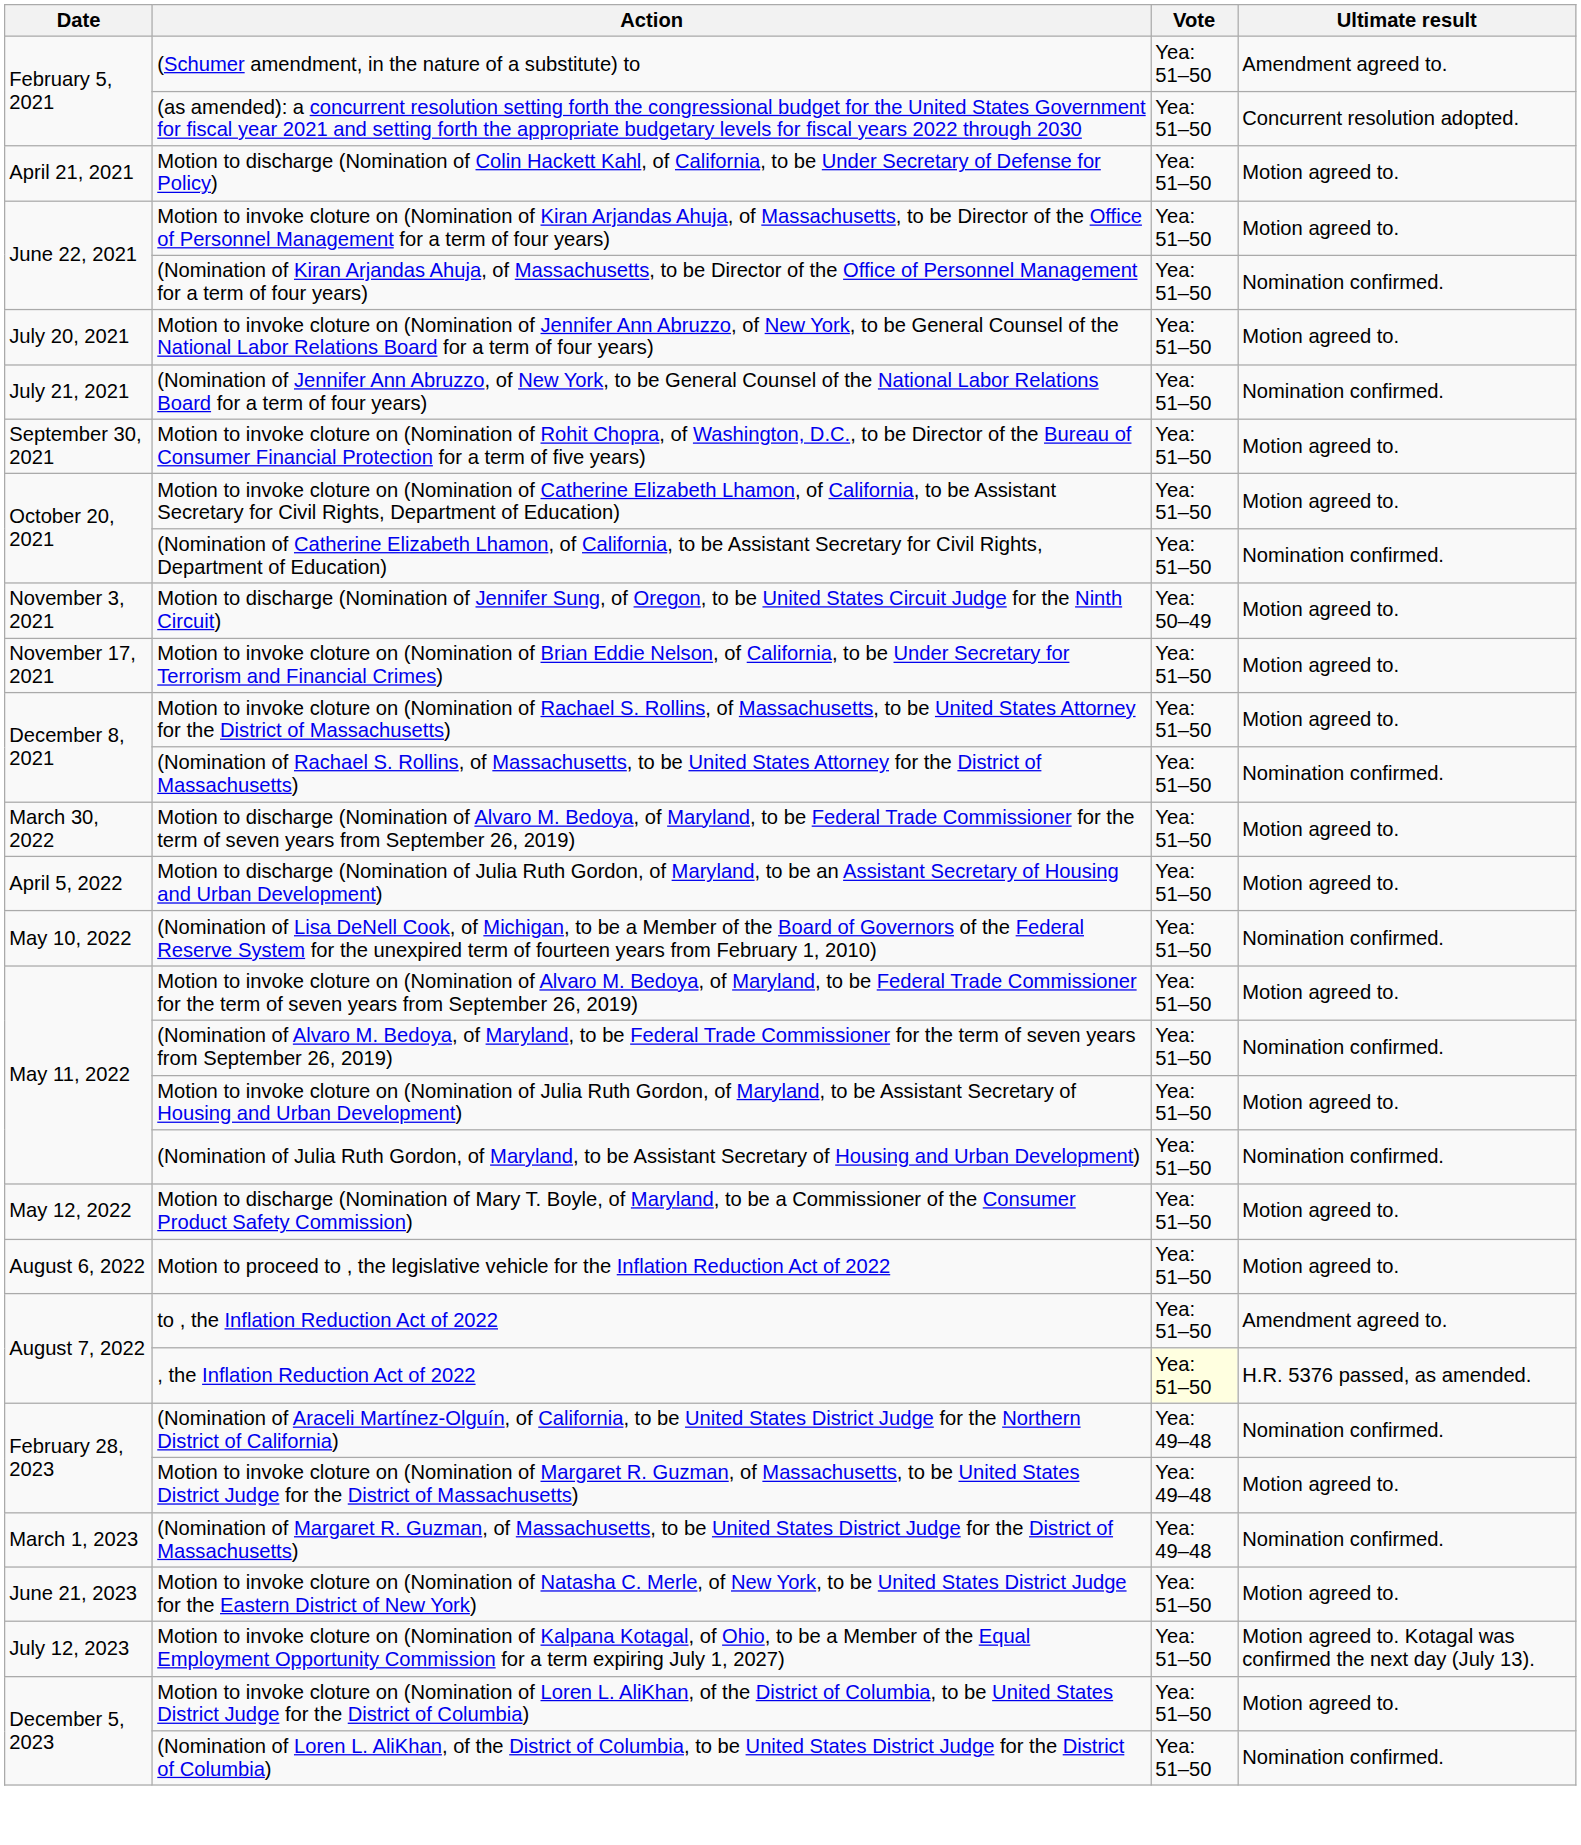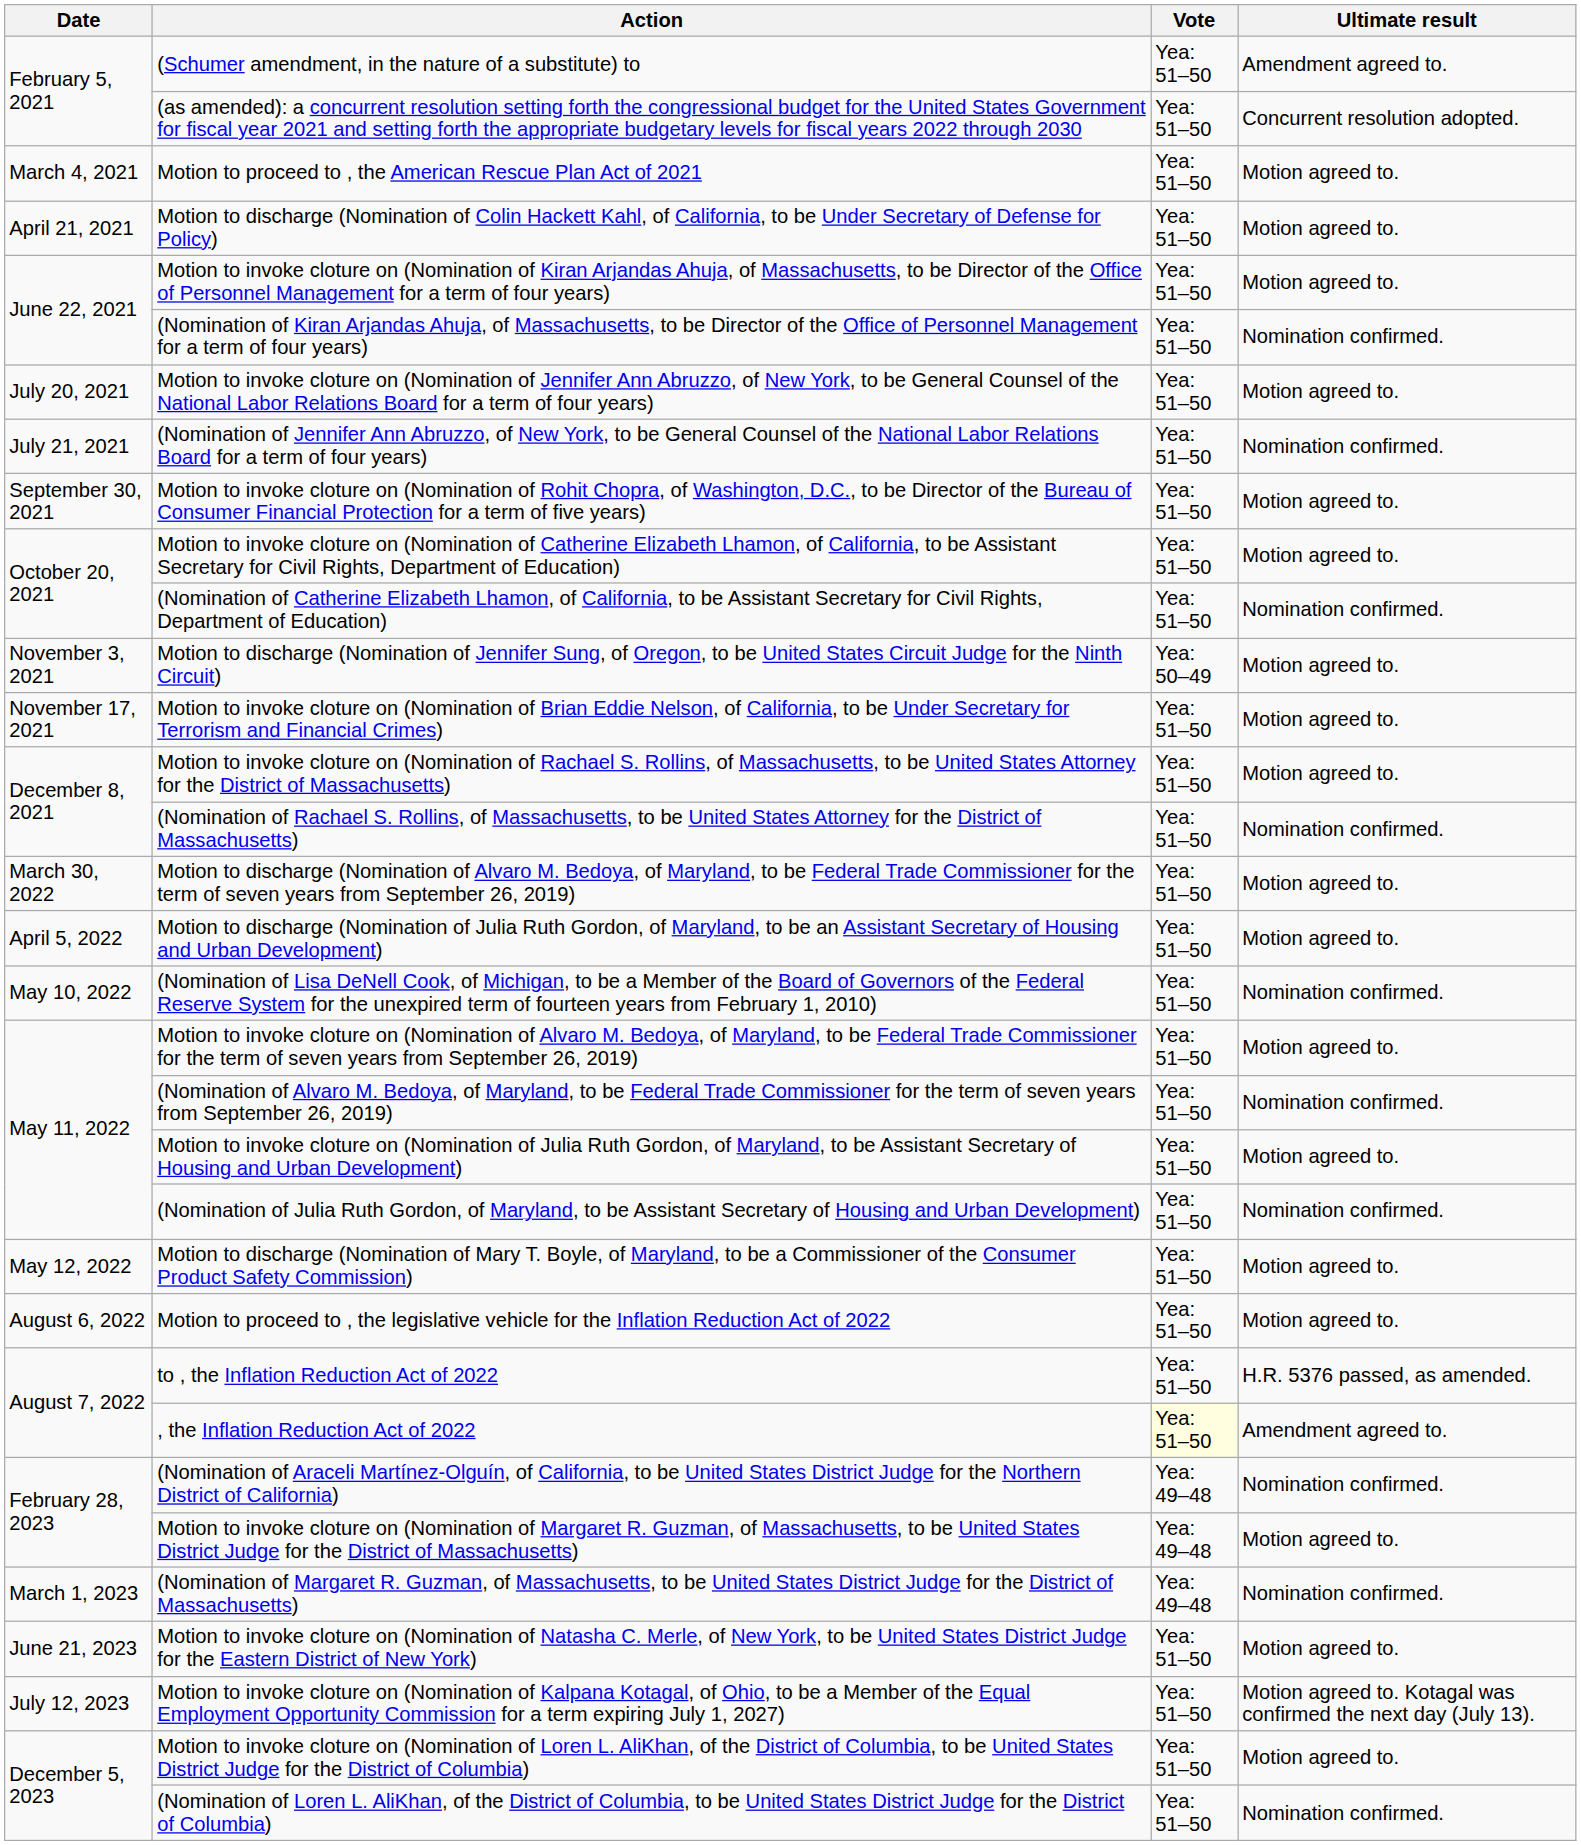+ row: (430, 173)
(1345, 1320) Amendment agreed to. -> (1387, 1375) H.R. 5376 passed, as amended.
(1387, 1375) H.R. 5376 passed, as amended. -> (1345, 1430) Amendment agreed to.
